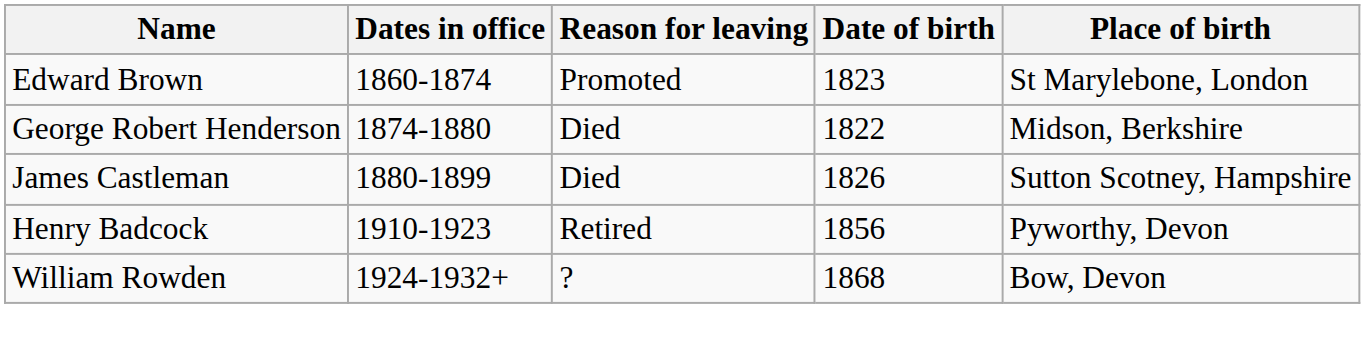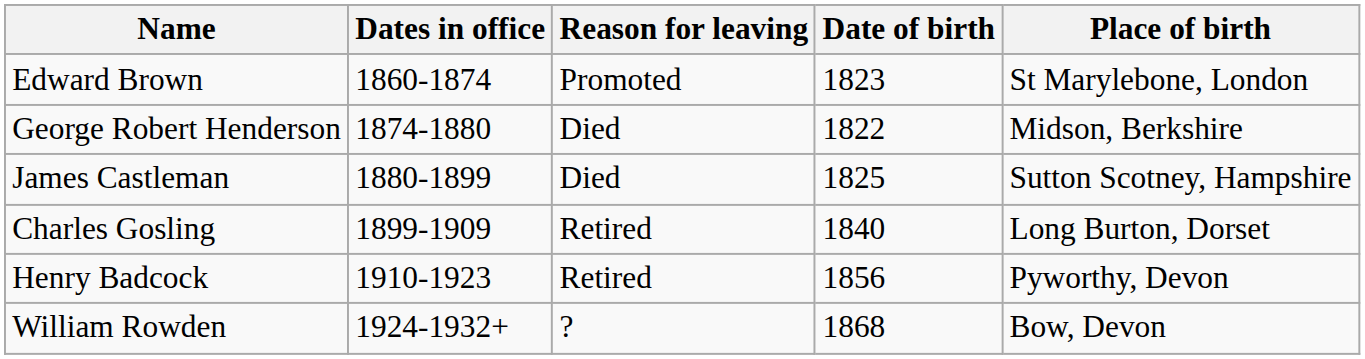(854, 178) 1826 -> (854, 178) 1825
+ row: (114, 228)
